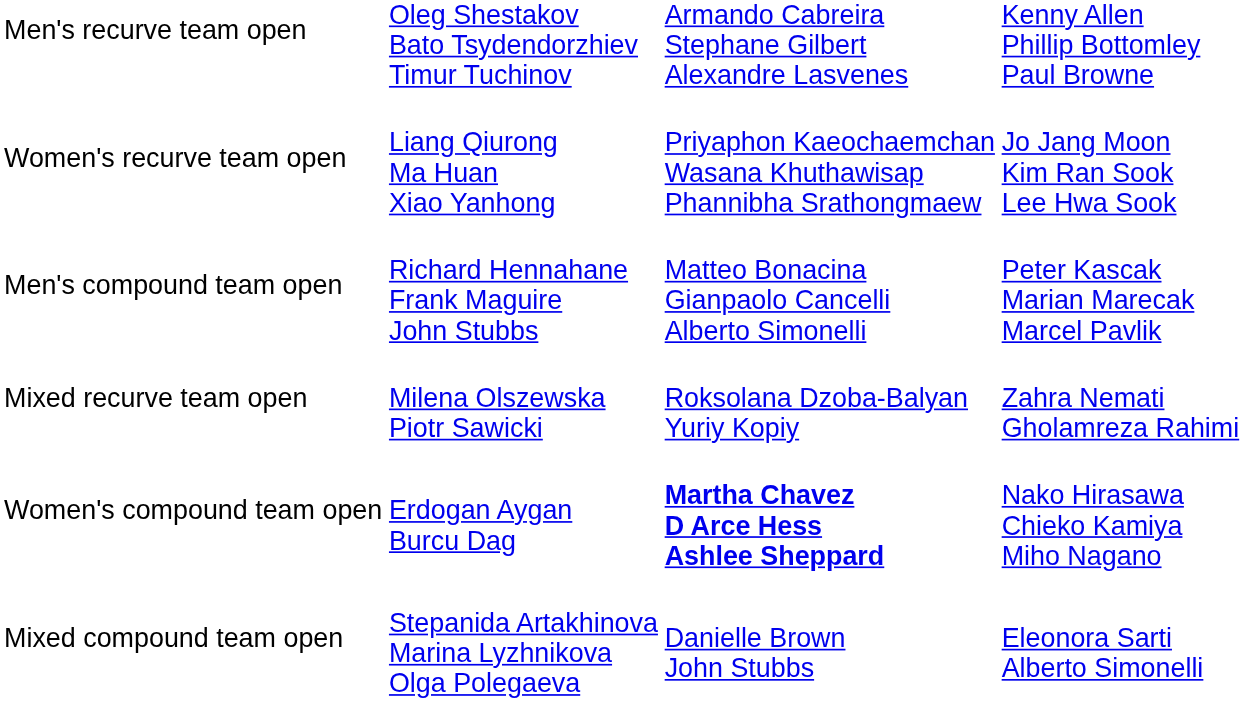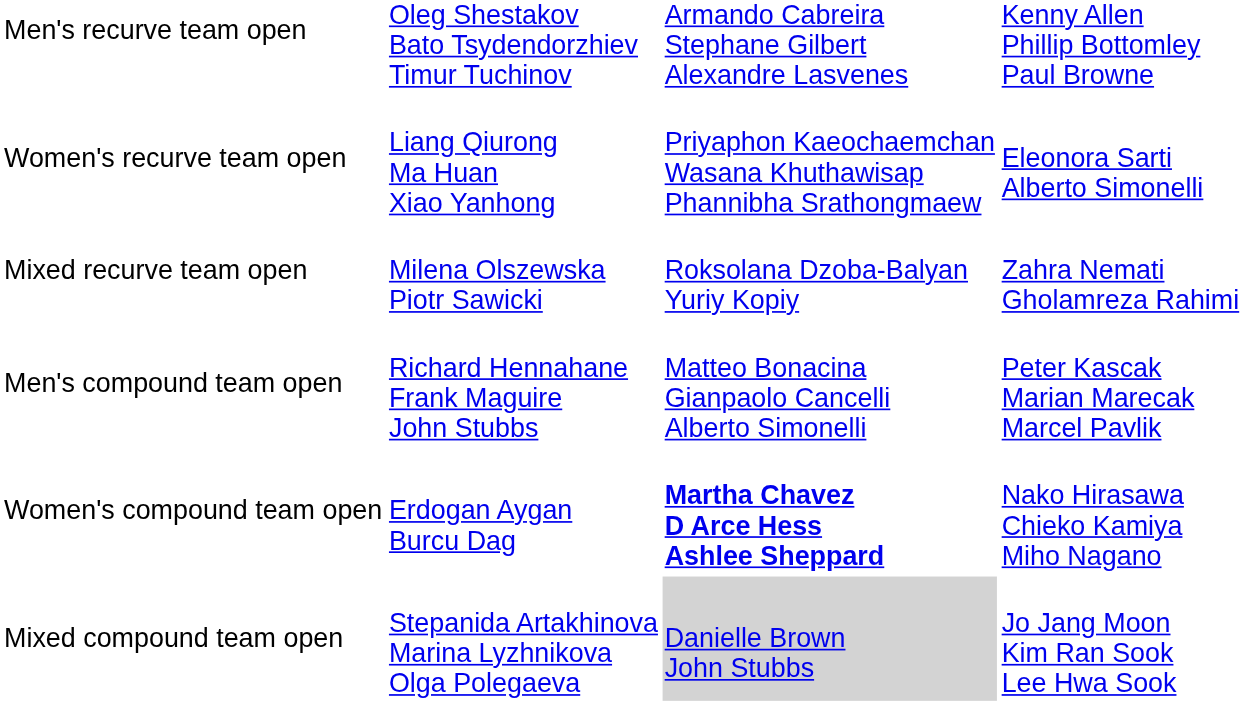(1089, 172) Jo Jang Moon Kim Ran Sook Lee Hwa Sook -> (1102, 172) Eleonora Sarti Alberto Simonelli
rows swapped: (156, 398) <-> (173, 285)
(755, 653) no background -> (755, 653) lightgrey background
(1102, 653) Eleonora Sarti Alberto Simonelli -> (1089, 653) Jo Jang Moon Kim Ran Sook Lee Hwa Sook
